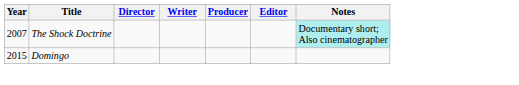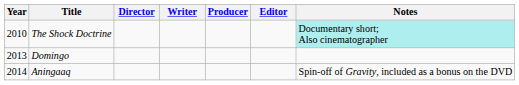(17, 34) 2007 -> (17, 34) 2010
(17, 55) 2015 -> (17, 55) 2013
+ row: (51, 71)
